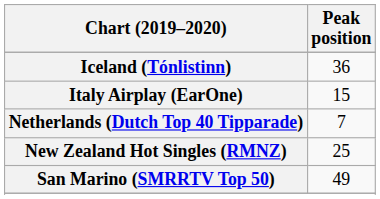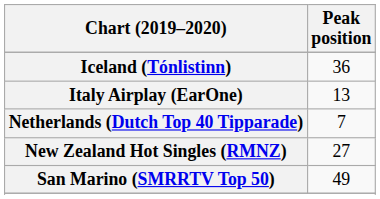(341, 94) 15 -> (341, 94) 13
(341, 151) 25 -> (341, 151) 27
